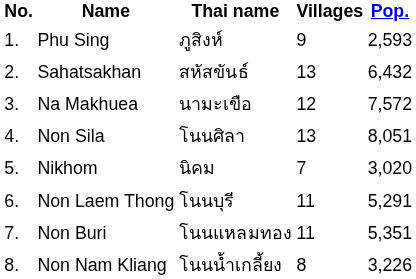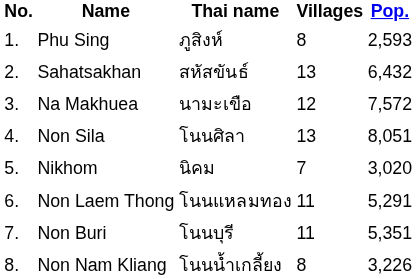(301, 39) 9 -> (301, 39) 8
(206, 201) โนนบุรี -> (235, 201) โนนแหลมทอง
(235, 233) โนนแหลมทอง -> (206, 233) โนนบุรี
